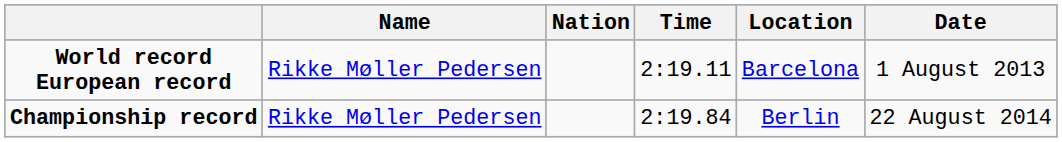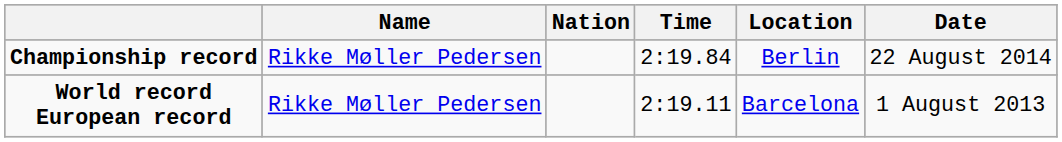rows swapped: (134, 70) <-> (134, 118)
